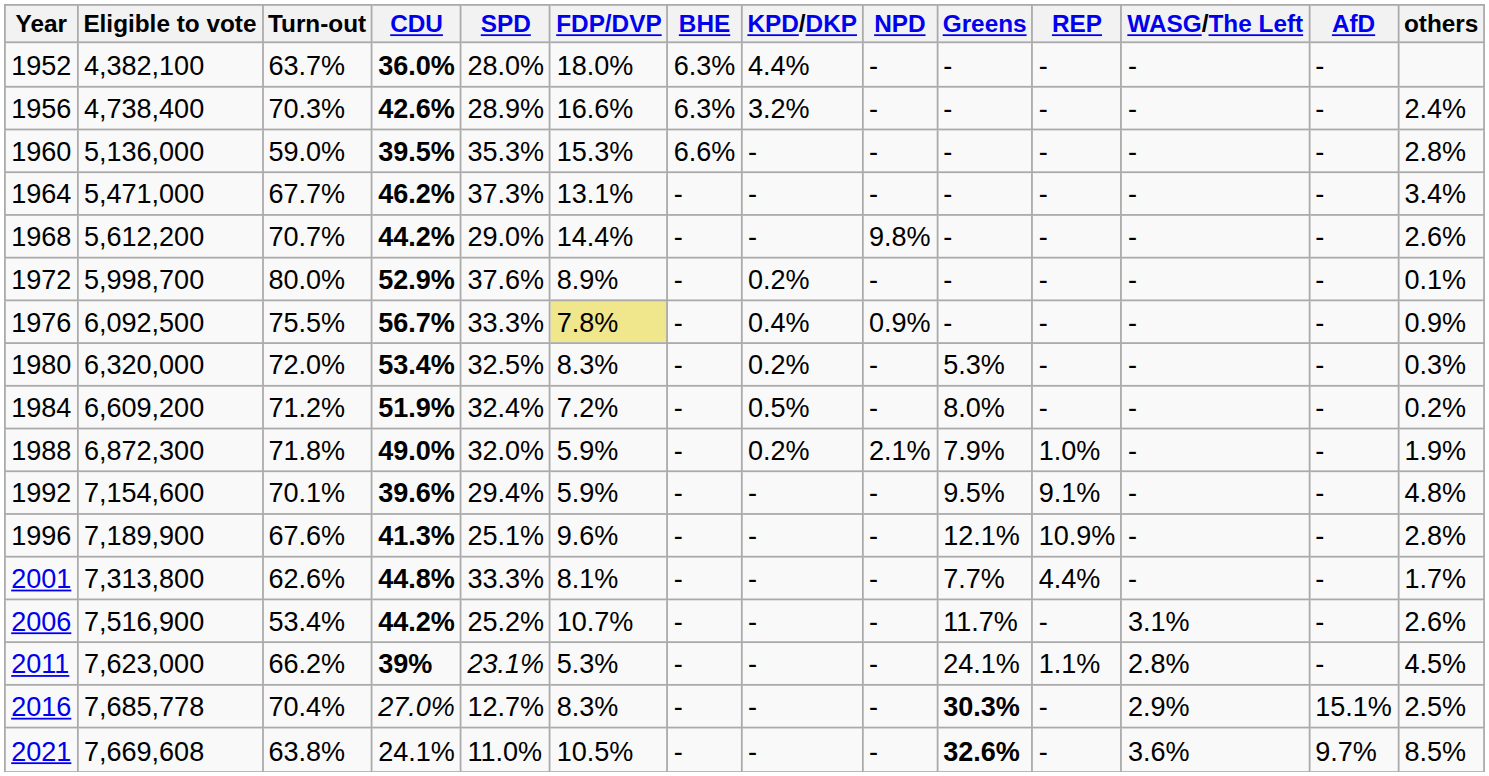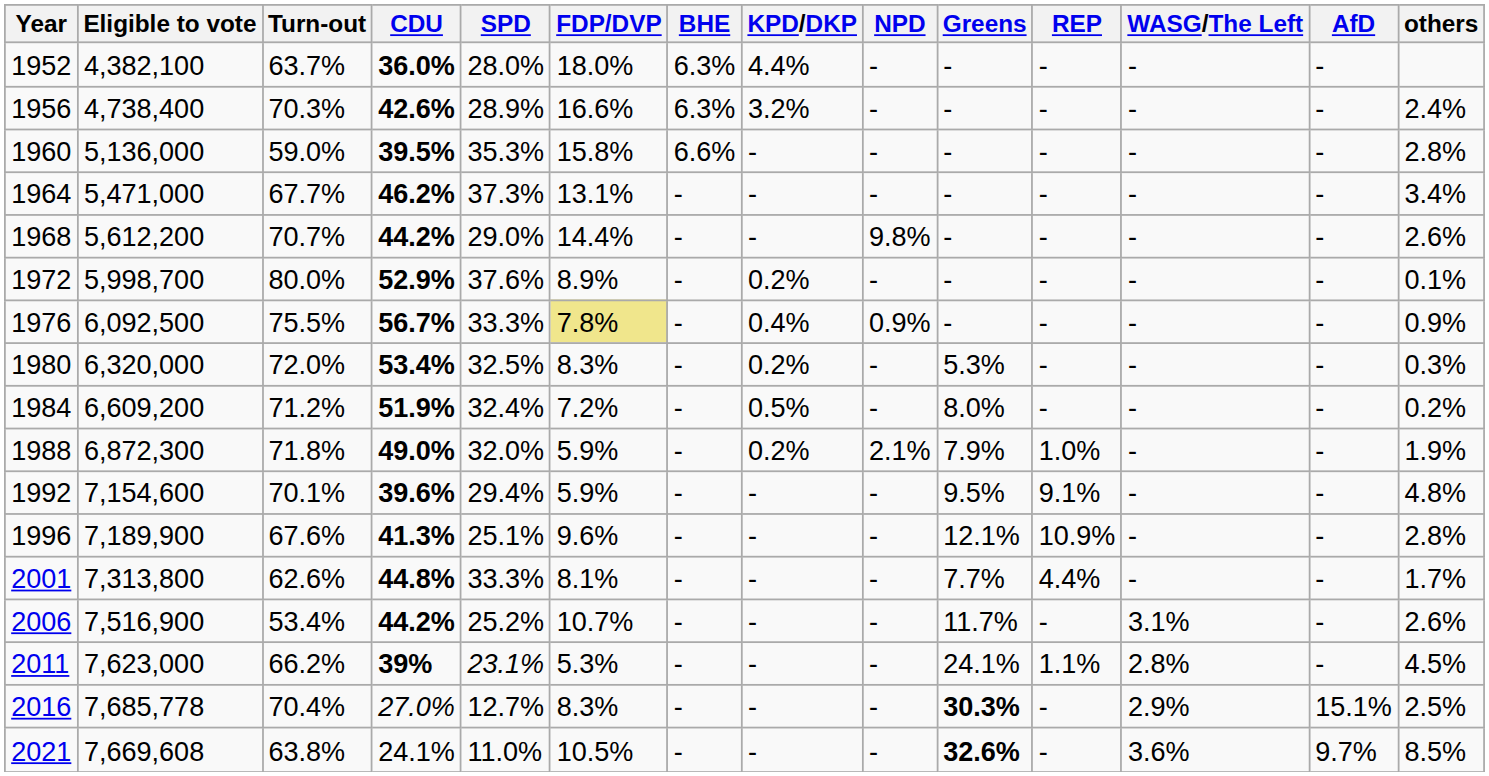(595, 150) 15.3% -> (595, 150) 15.8%
